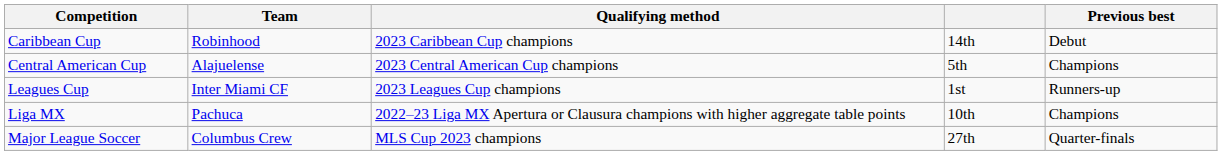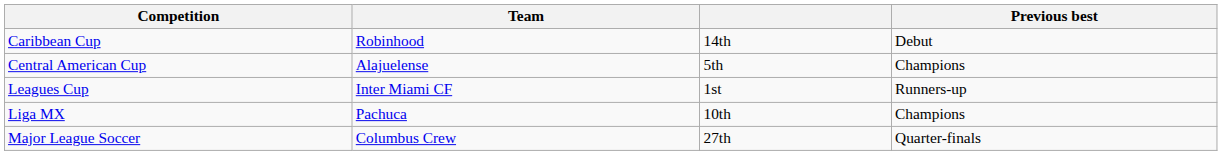- column: (658, 16)
